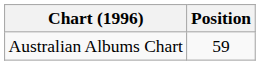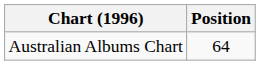(221, 45) 59 -> (221, 45) 64
